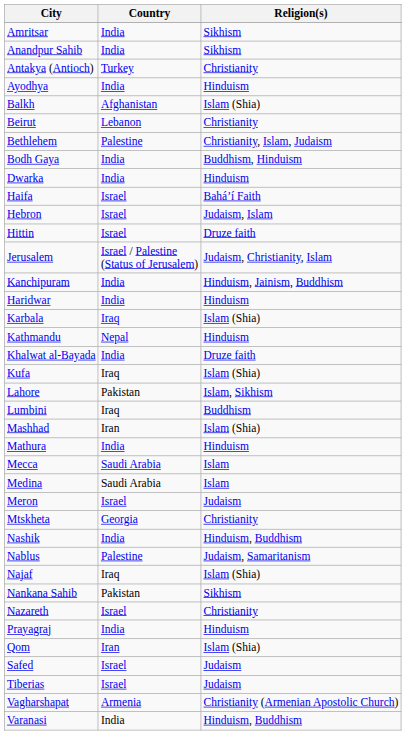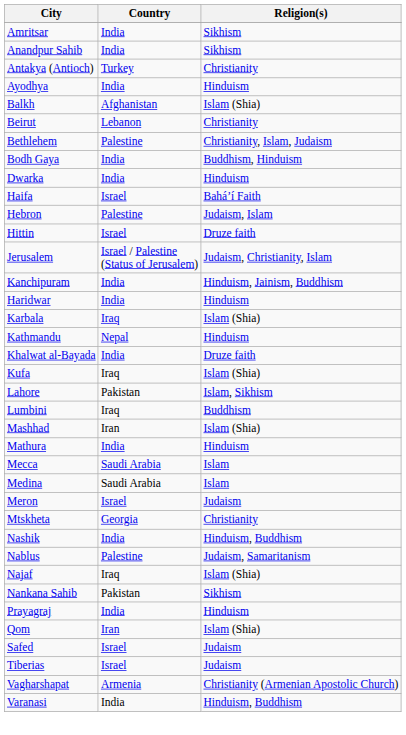(114, 214) Israel -> (122, 214) Palestine
- row: (28, 611)
